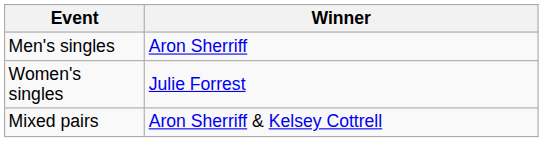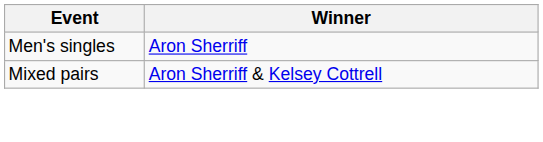- row: (45, 84)
